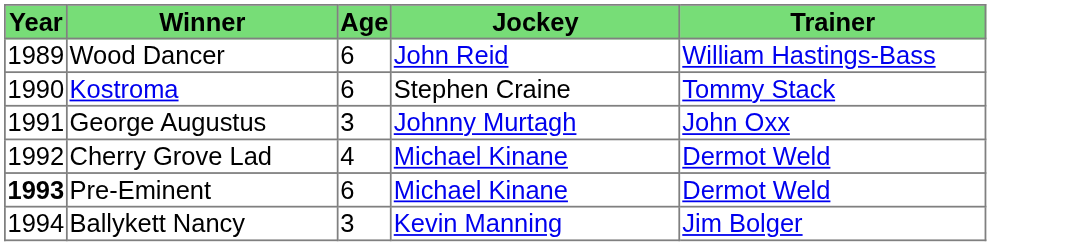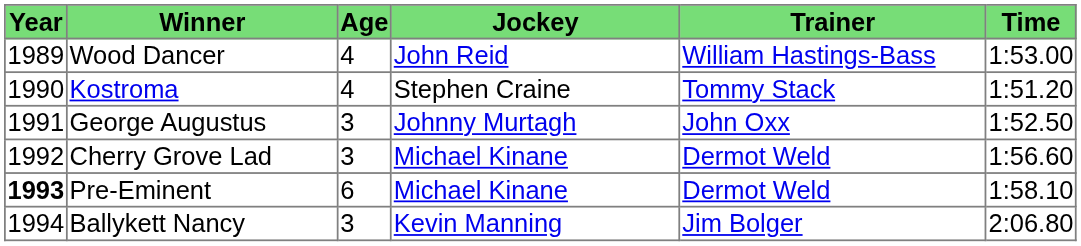+ column: (1031, 22)
(347, 55) 6 -> (347, 55) 4
(347, 89) 6 -> (347, 89) 4
(347, 156) 4 -> (347, 156) 3
